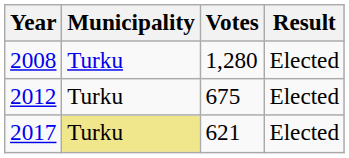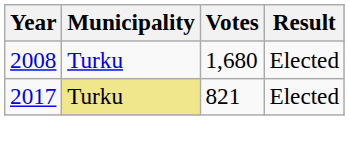(232, 59) 1,280 -> (232, 59) 1,680
- row: (33, 96)
(223, 133) 621 -> (223, 96) 821
